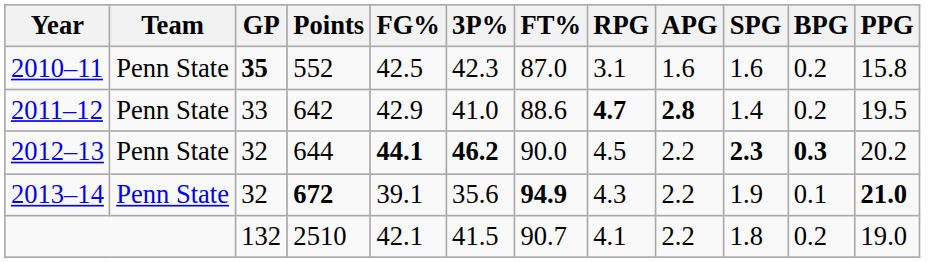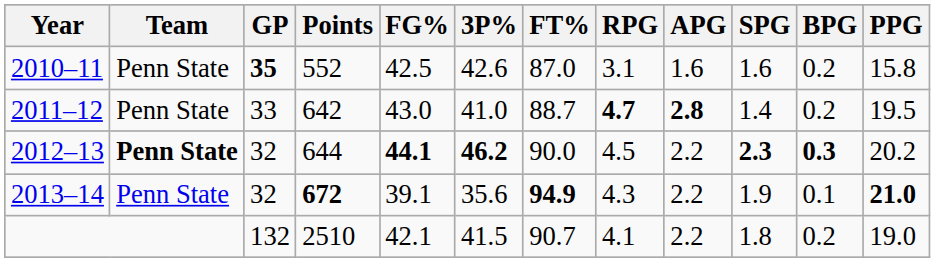(475, 67) 42.3 -> (484, 67) 42.6
(400, 109) 42.9 -> (409, 109) 43.0
(544, 109) 88.6 -> (553, 109) 88.7
(173, 151) normal -> (177, 151) bold
